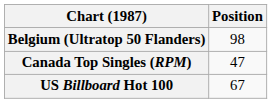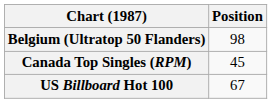(237, 62) 47 -> (237, 62) 45
